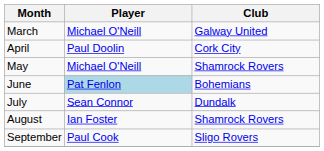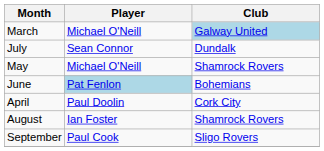(231, 31) no background -> (231, 31) lightblue background
rows swapped: (18, 48) <-> (17, 102)
